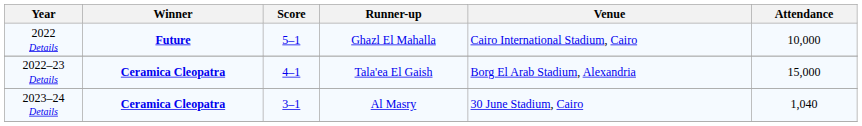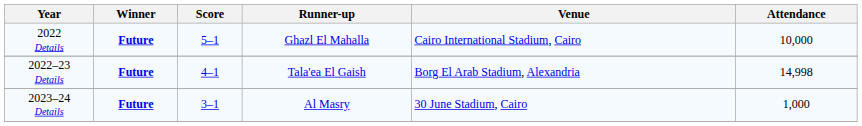(173, 72) Ceramica Cleopatra -> (136, 72) Future
(804, 72) 15,000 -> (796, 72) 14,998
(173, 104) Ceramica Cleopatra -> (136, 104) Future
(804, 104) 1,040 -> (796, 104) 1,000
